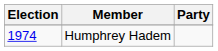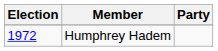(22, 35) 1974 -> (22, 35) 1972
